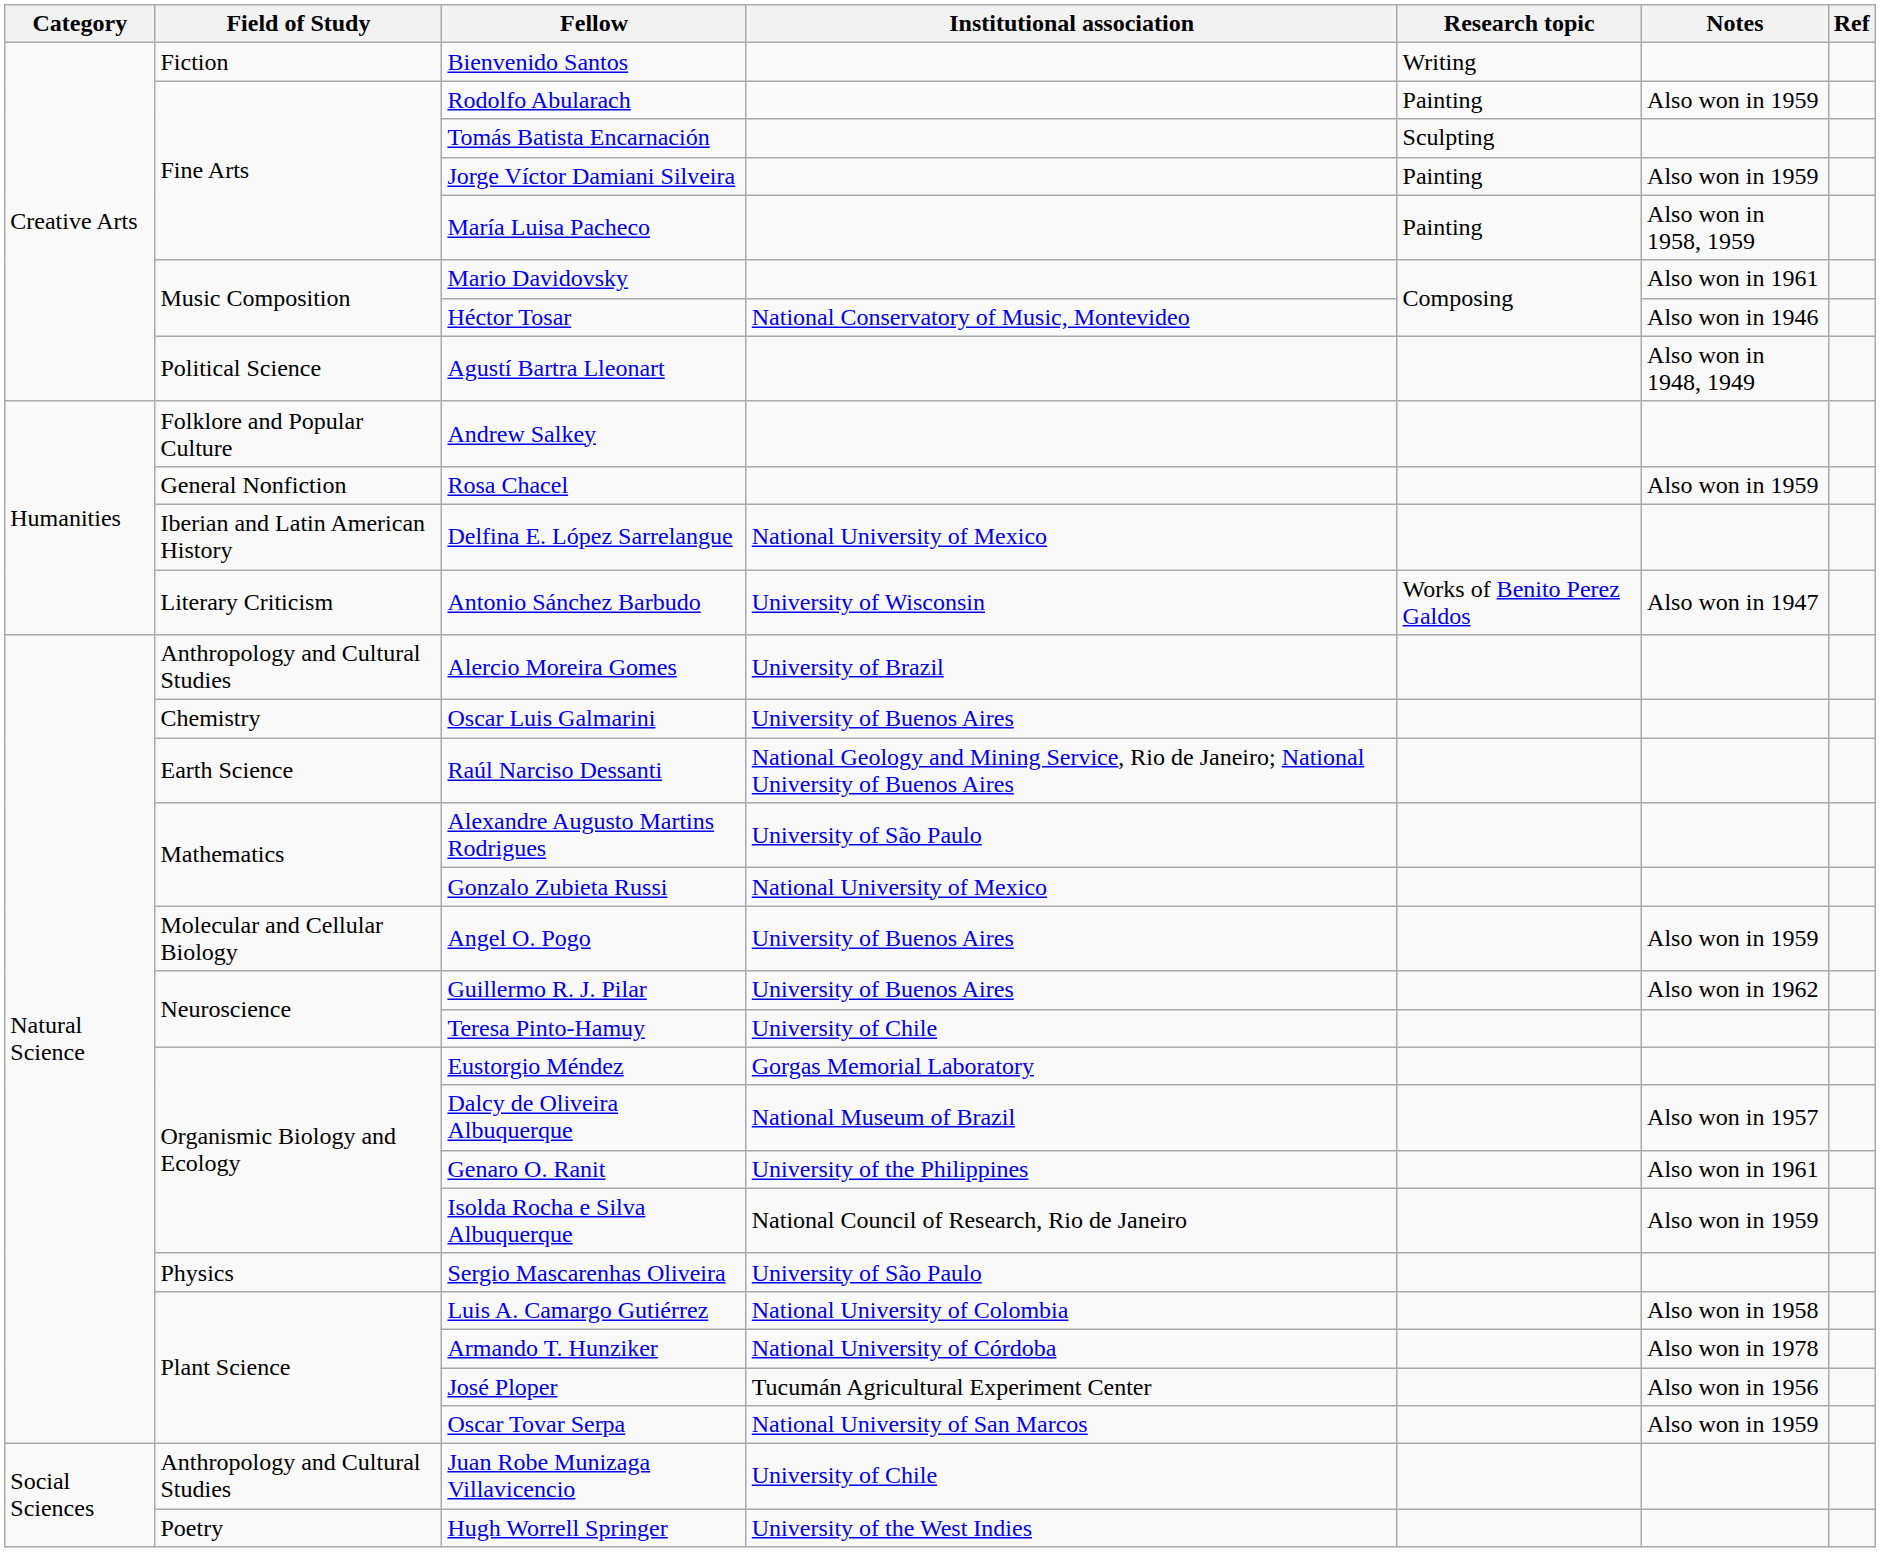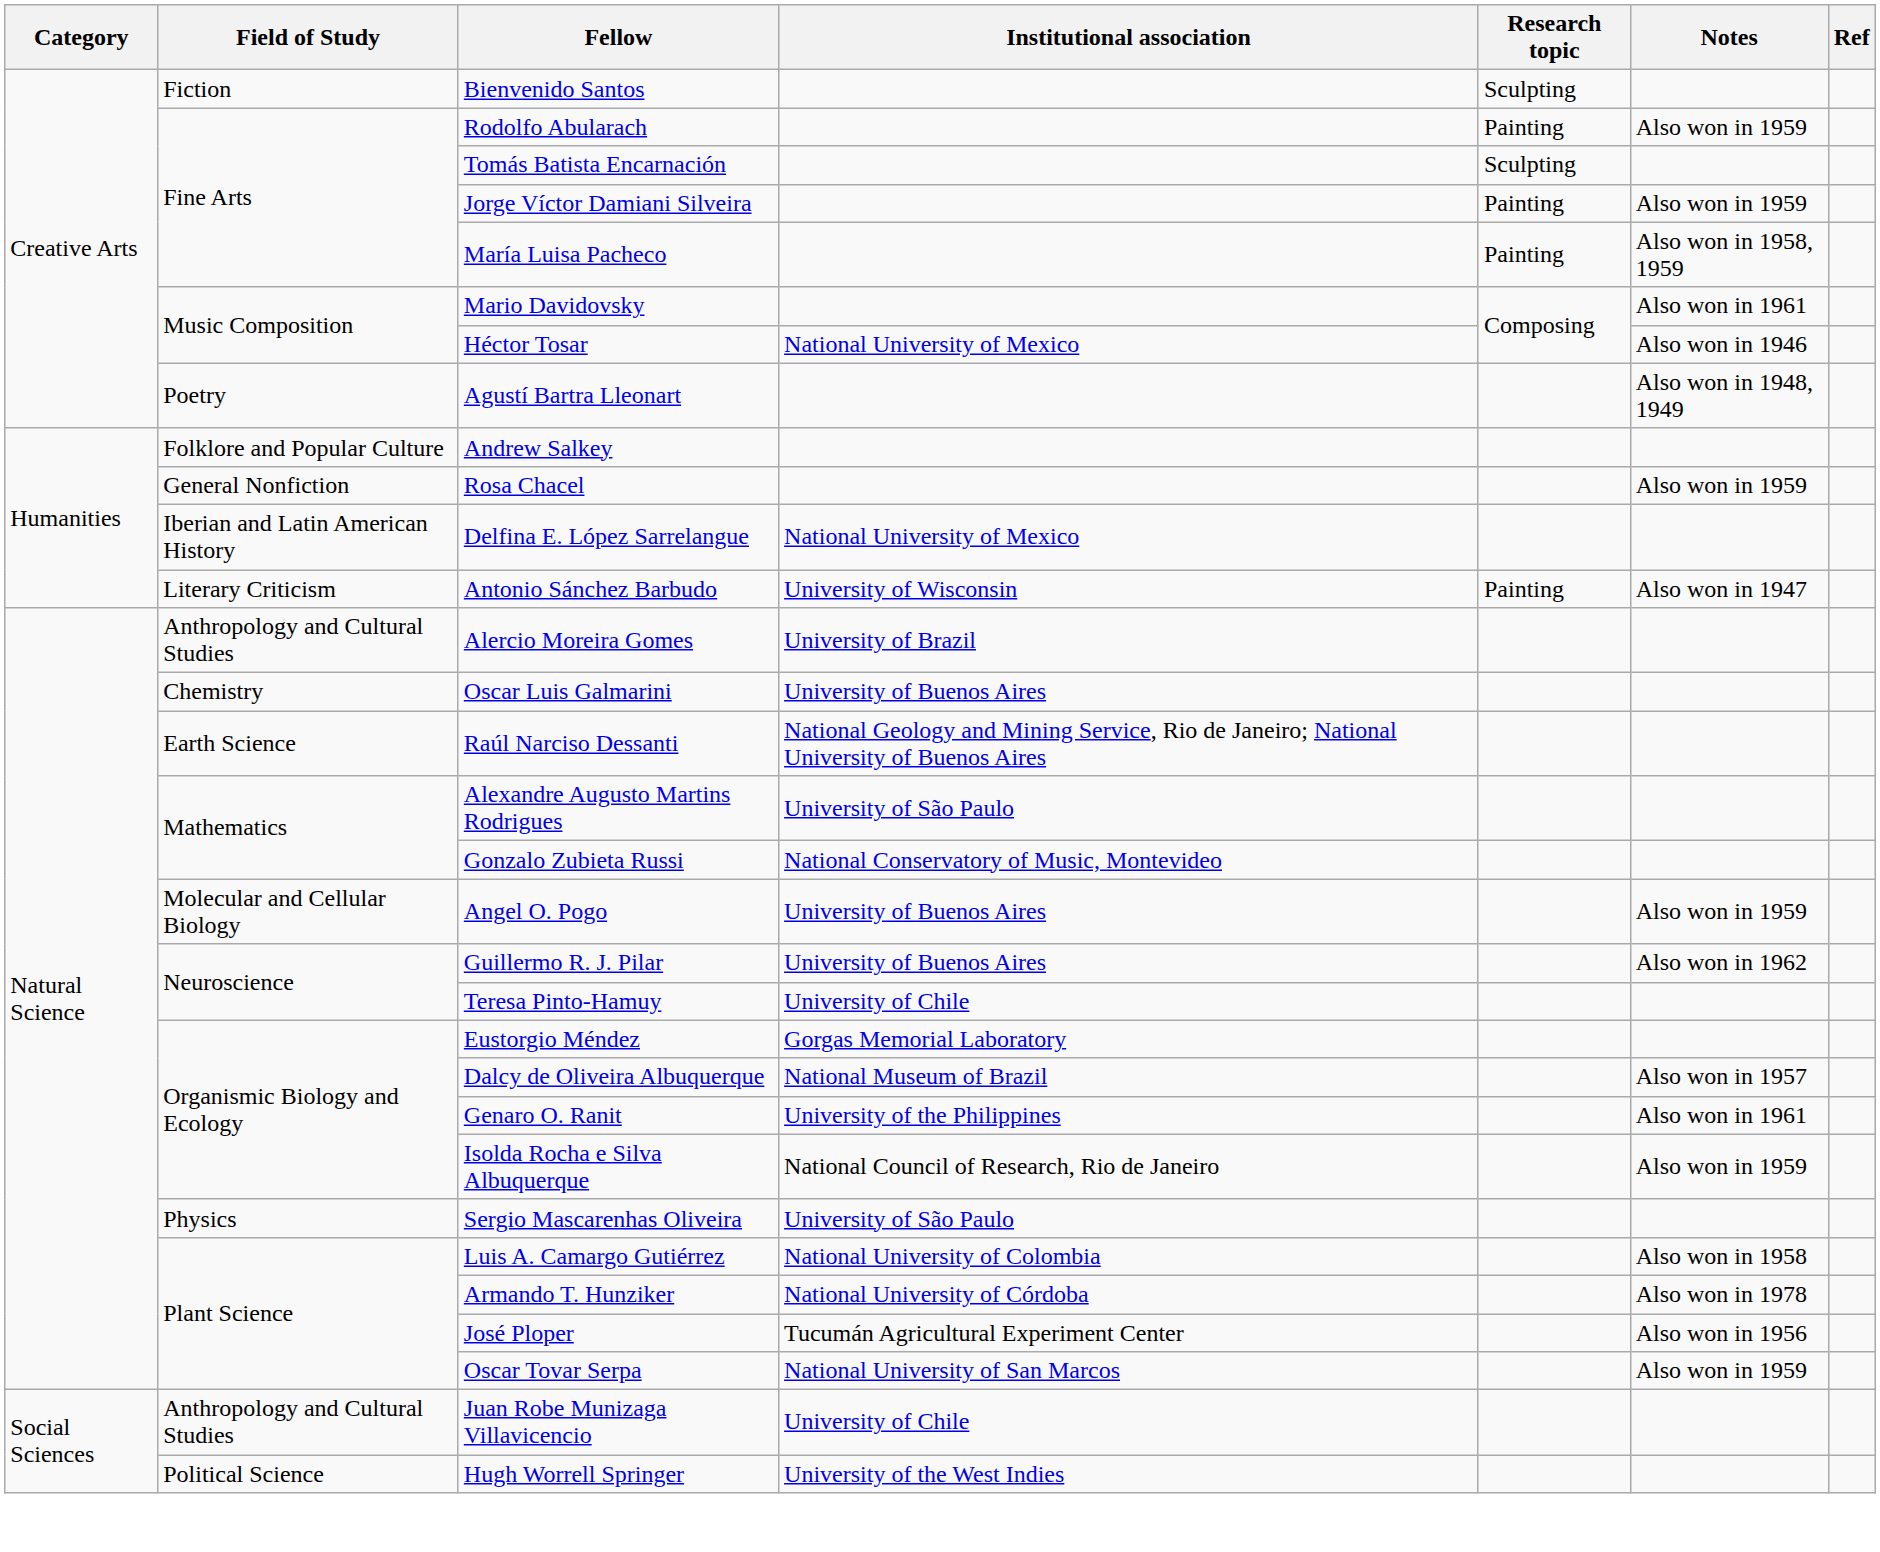(1439, 61) Writing -> (1530, 88) Sculpting
(971, 316) National Conservatory of Music, Montevideo -> (932, 343) National University of Mexico
(241, 368) Political Science -> (195, 395) Poetry
(1511, 601) Works of Benito Perez Galdos -> (1524, 588) Painting
(899, 886) National University of Mexico -> (1003, 859) National Conservatory of Music, Montevideo
(192, 1527) Poetry -> (244, 1473) Political Science
